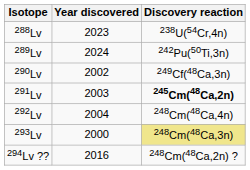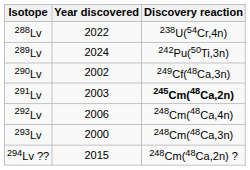(97, 32) 2023 -> (97, 32) 2022
(97, 114) 2004 -> (97, 114) 2006
(194, 134) khaki background -> (194, 134) no background
(97, 155) 2016 -> (97, 155) 2015
